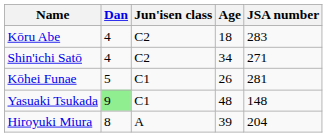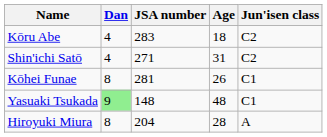columns swapped: (173, 15) <-> (283, 15)
(225, 57) 34 -> (219, 57) 31
(107, 79) 5 -> (107, 79) 8
(225, 121) 39 -> (219, 121) 28
